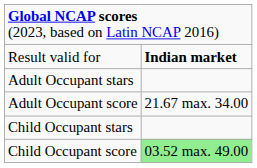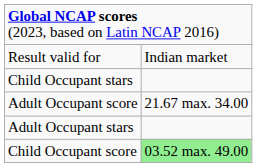(191, 56) bold -> (186, 56) normal
rows swapped: (71, 80) <-> (70, 127)
